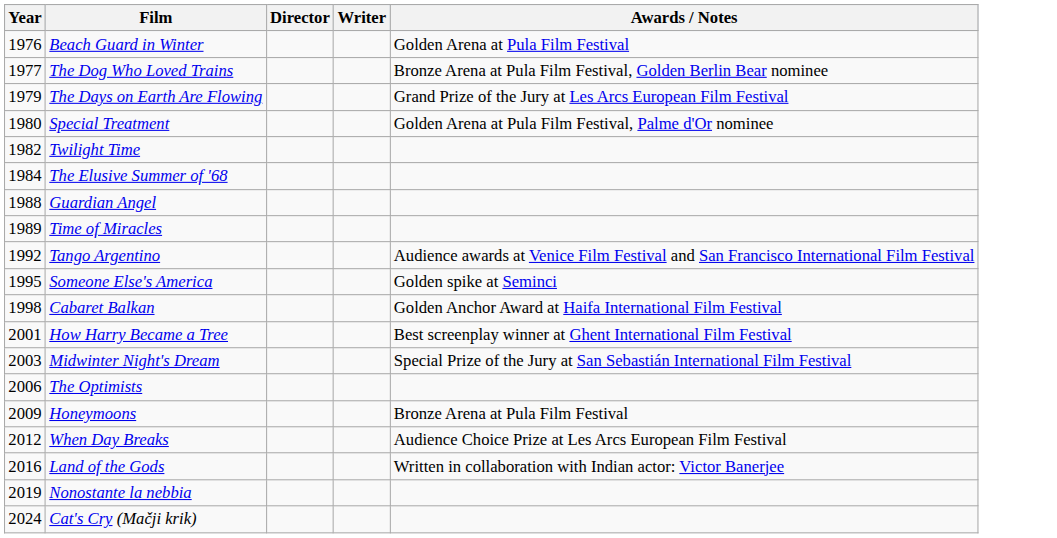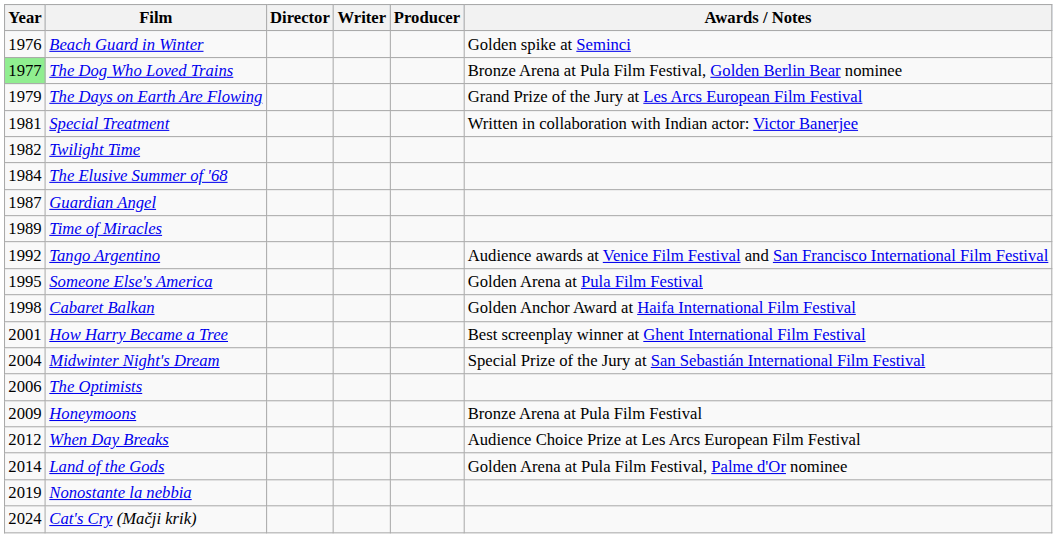+ column: (427, 17)
(511, 44) Golden Arena at Pula Film Festival -> (549, 44) Golden spike at Seminci
(25, 70) no background -> (25, 70) lightgreen background
(25, 123) 1980 -> (25, 123) 1981
(584, 123) Golden Arena at Pula Film Festival, Palme d'Or nominee -> (663, 123) Written in collaboration with Indian actor: Victor Banerjee
(25, 202) 1988 -> (25, 202) 1987
(475, 281) Golden spike at Seminci -> (585, 281) Golden Arena at Pula Film Festival
(25, 360) 2003 -> (25, 360) 2004
(25, 466) 2016 -> (25, 466) 2014
(589, 466) Written in collaboration with Indian actor: Victor Banerjee -> (658, 466) Golden Arena at Pula Film Festival, Palme d'Or nominee
